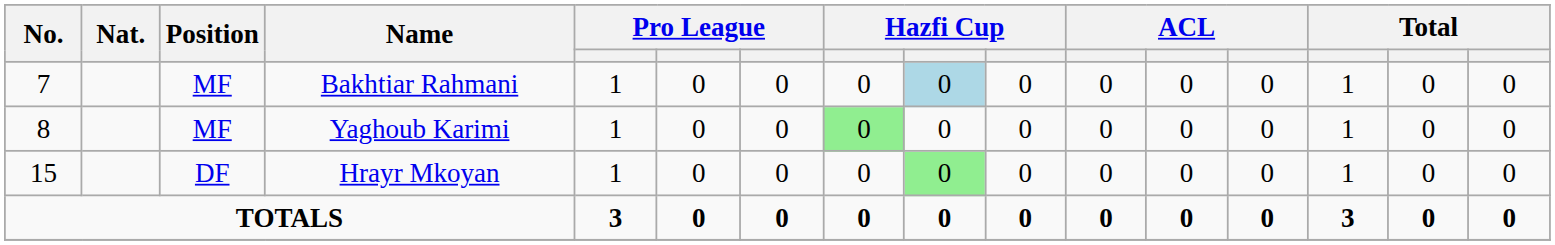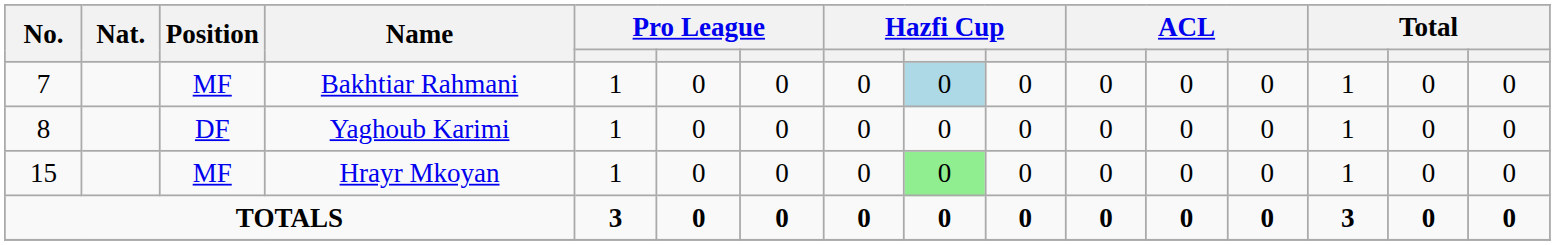(212, 128) MF -> (212, 128) DF
(864, 128) lightgreen background -> (864, 128) no background
(212, 173) DF -> (212, 173) MF
